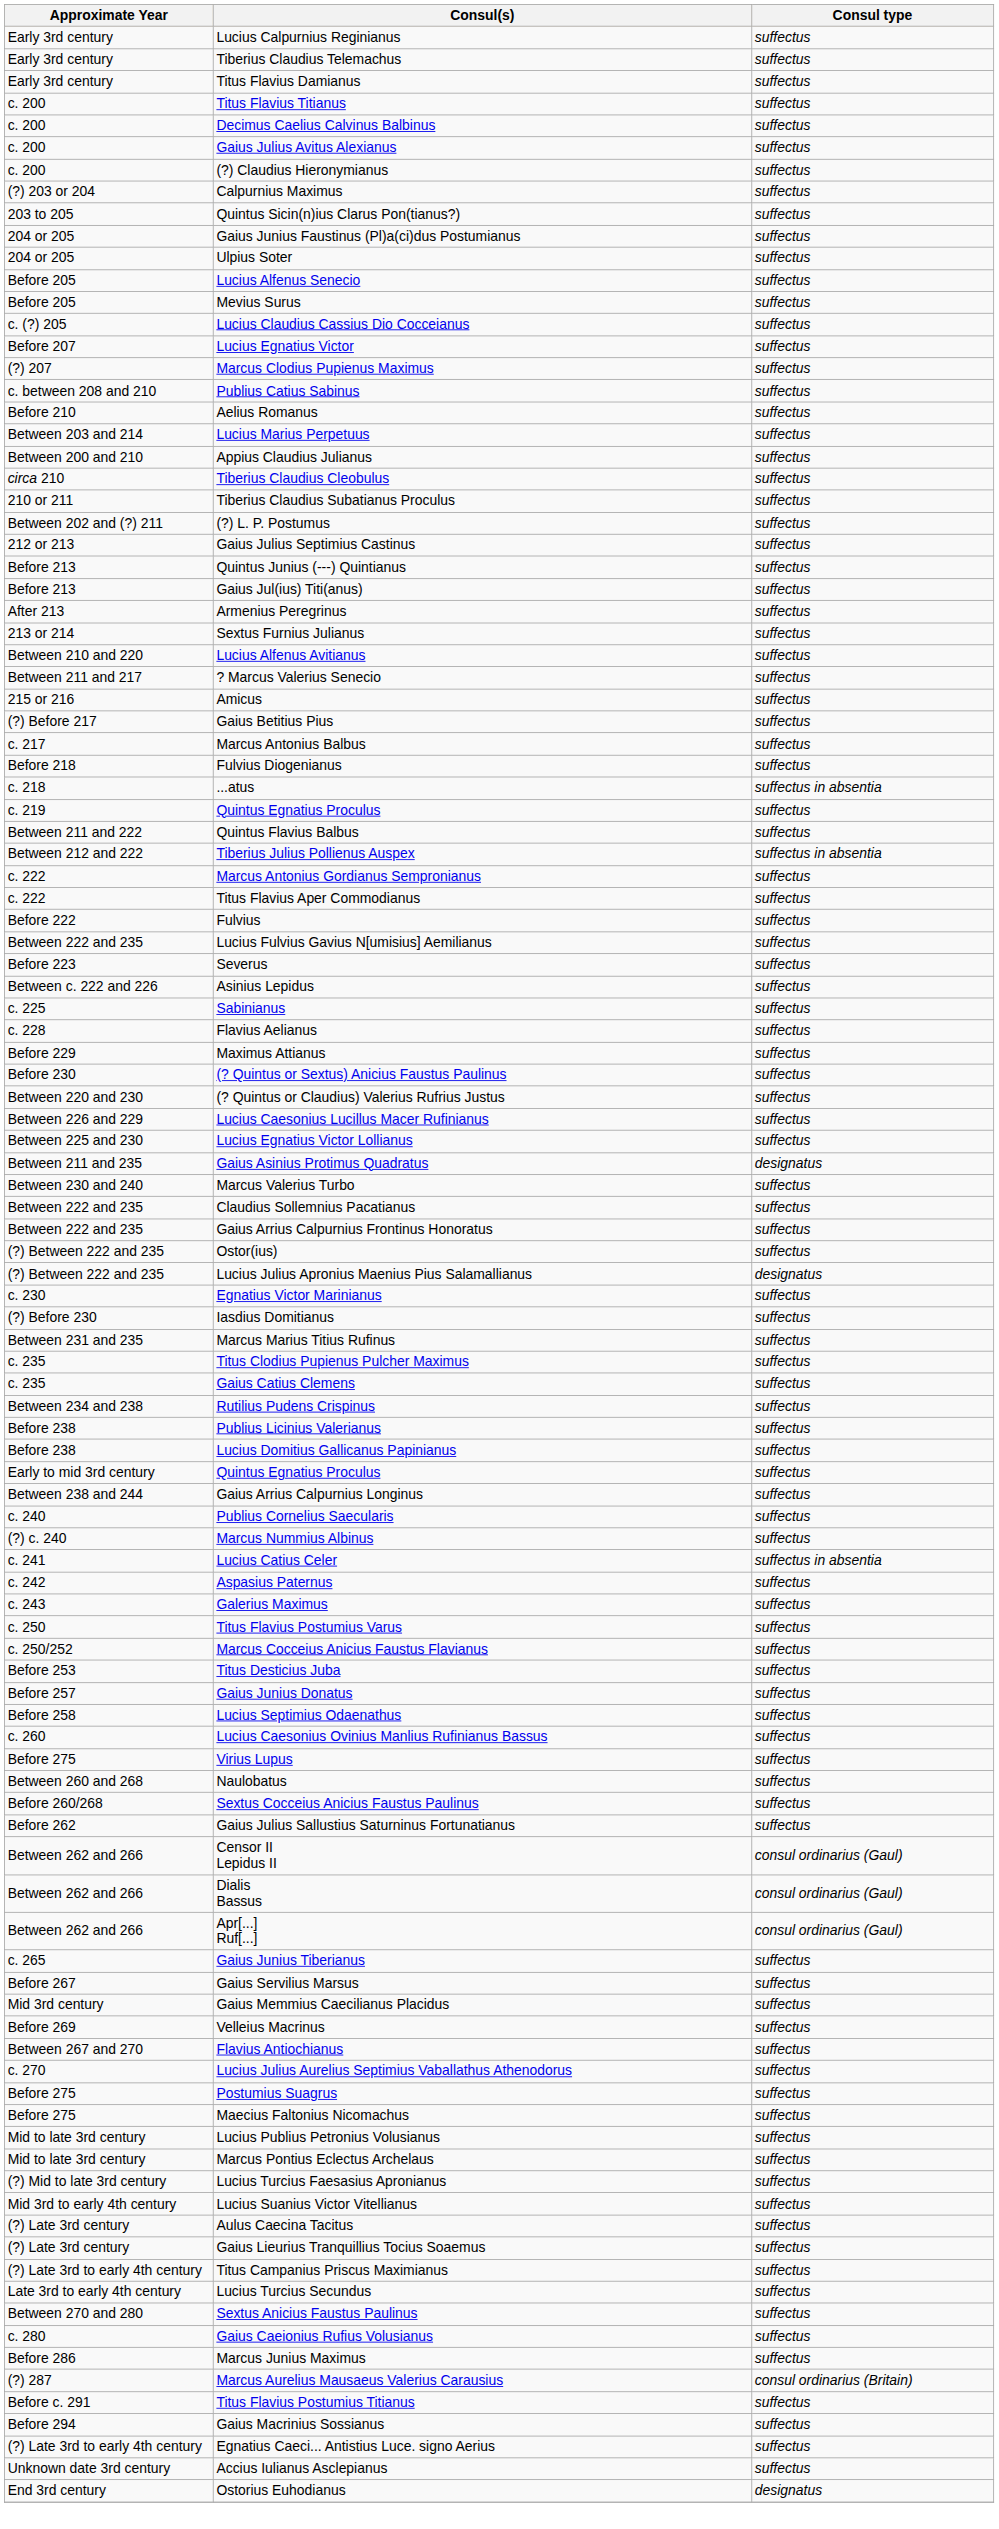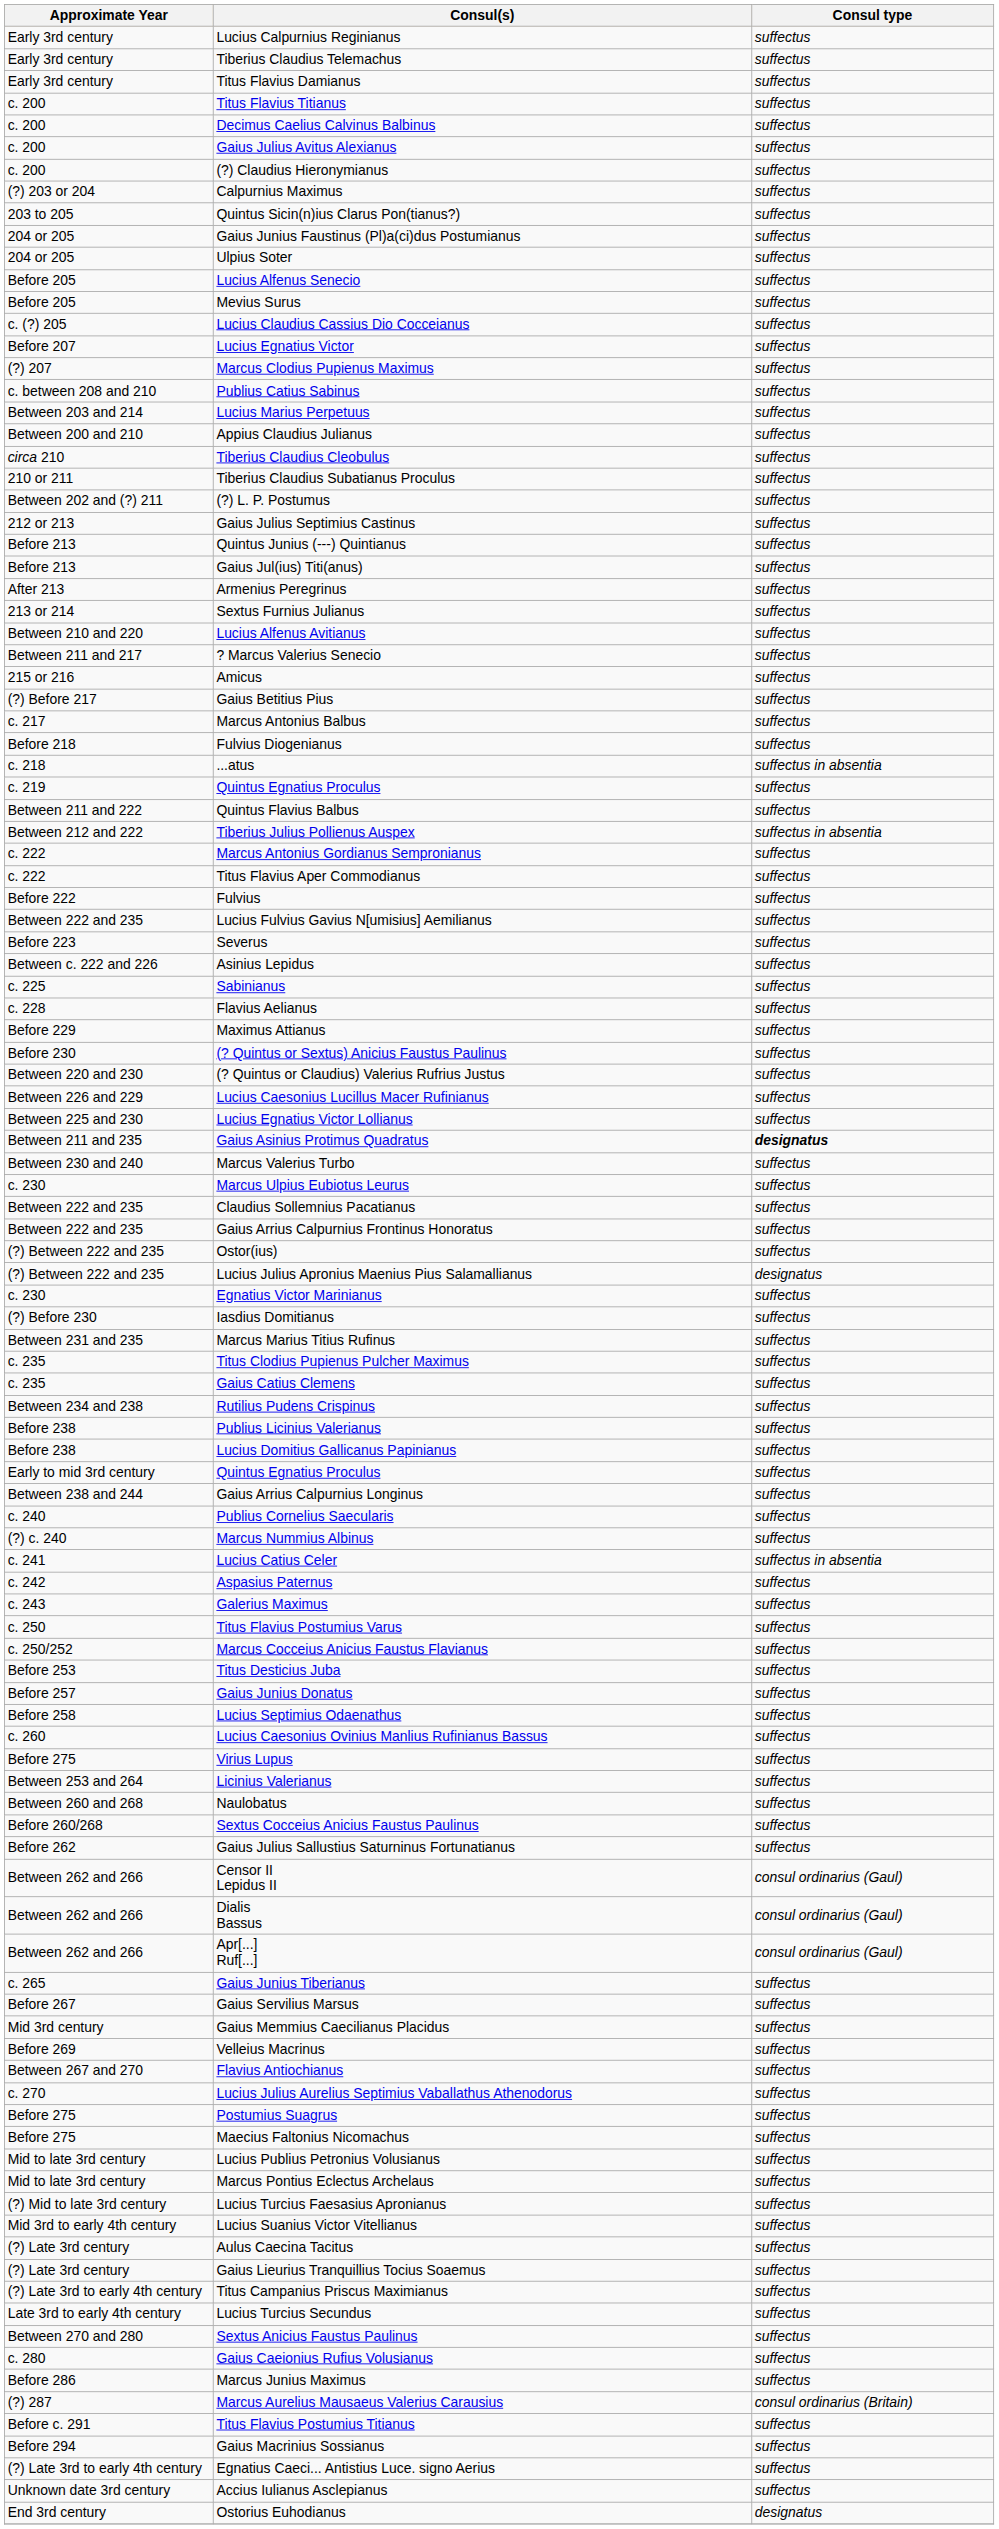- row: (42, 412)
(788, 1163) normal -> (791, 1141) bold
+ row: (27, 1185)
+ row: (75, 1781)
